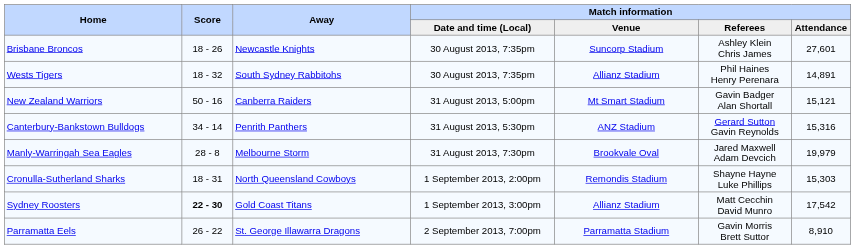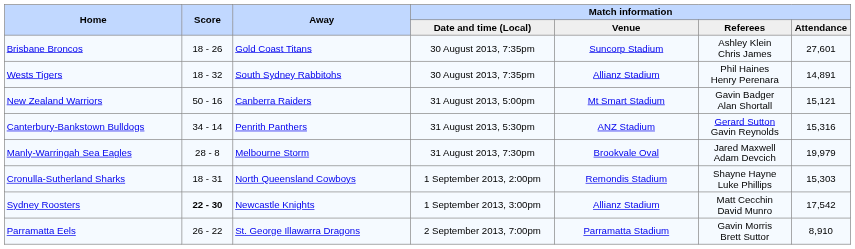(275, 48) Newcastle Knights -> (273, 48) Gold Coast Titans
(273, 205) Gold Coast Titans -> (275, 205) Newcastle Knights
